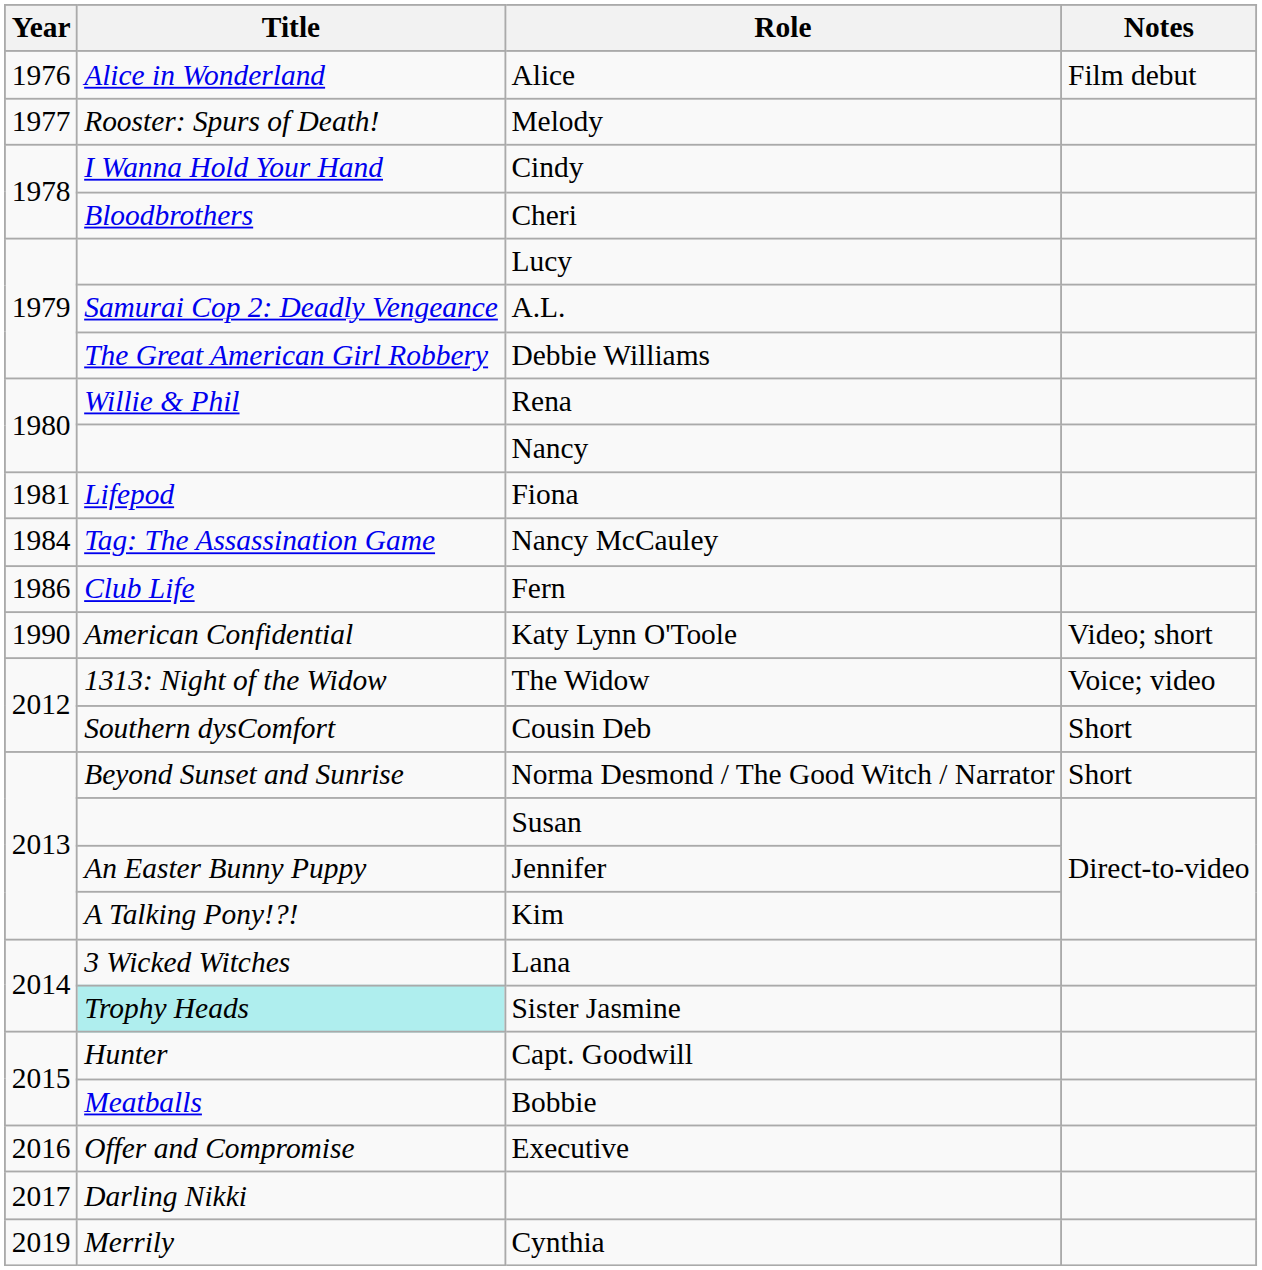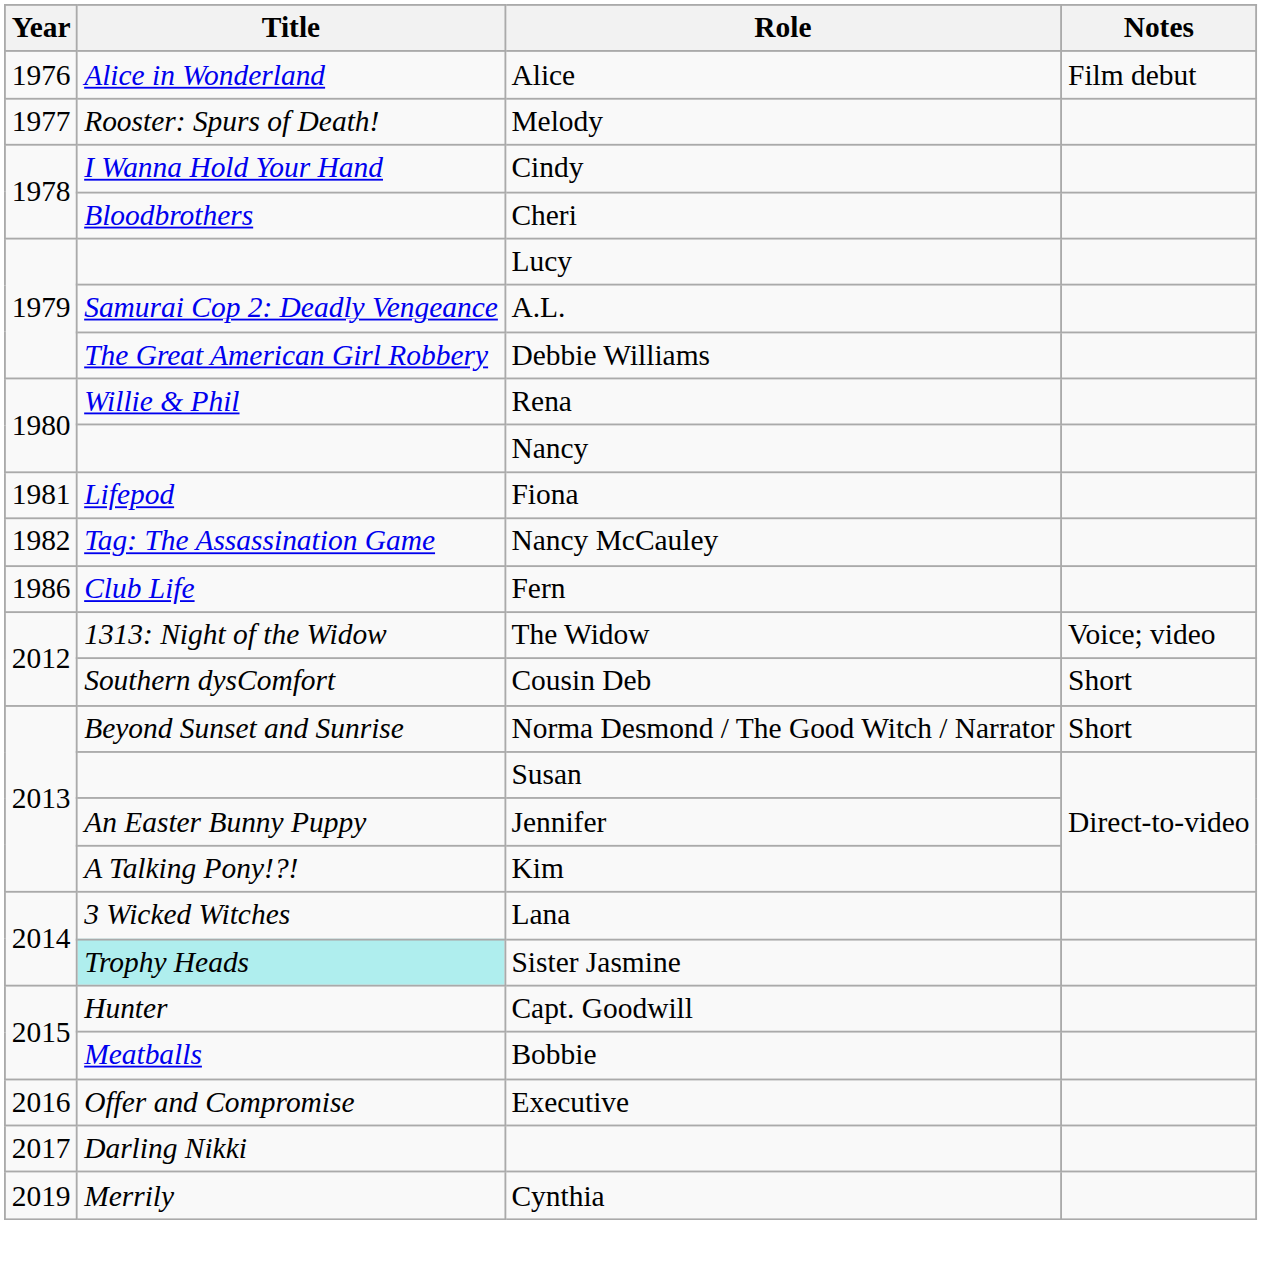(41, 541) 1984 -> (41, 541) 1982
- row: (624, 634)
